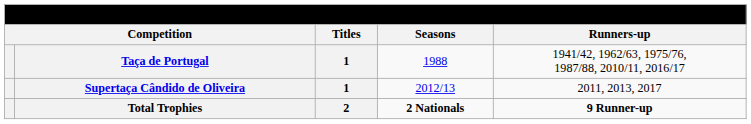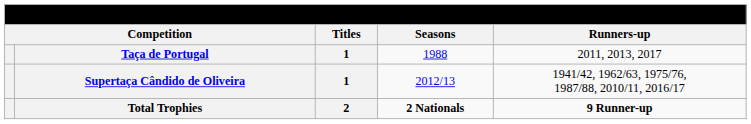(620, 61) 1941/42, 1962/63, 1975/76, 1987/88, 2010/11, 2016/17 -> (620, 54) 2011, 2013, 2017
(620, 88) 2011, 2013, 2017 -> (620, 81) 1941/42, 1962/63, 1975/76, 1987/88, 2010/11, 2016/17
